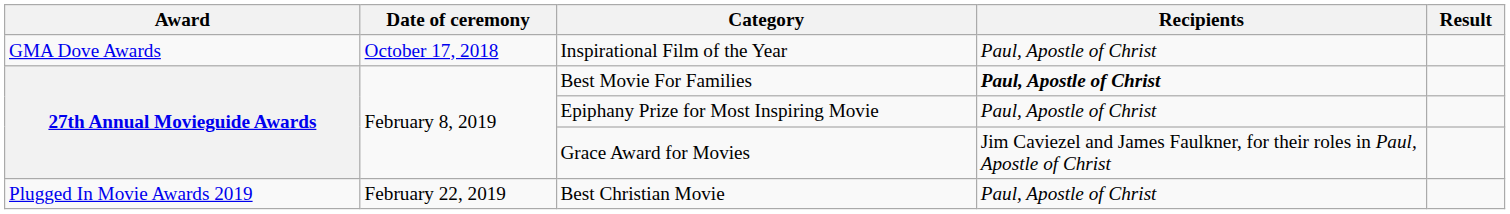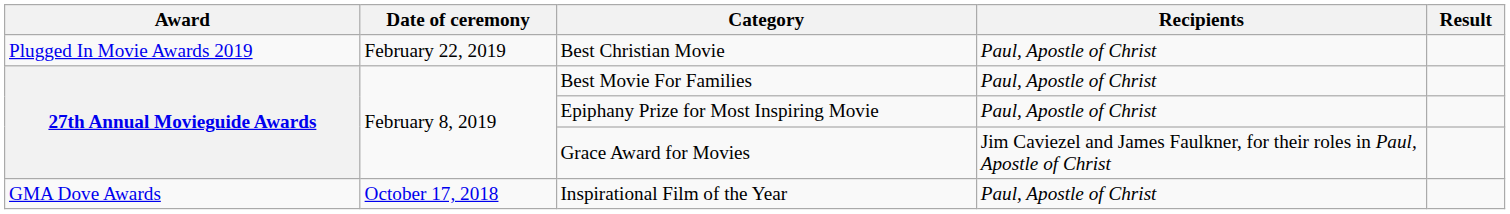rows swapped: (674, 50) <-> (643, 193)
(1071, 80) bold -> (1069, 80) normal
